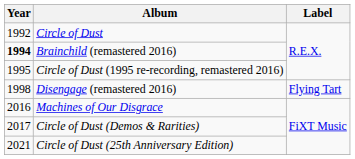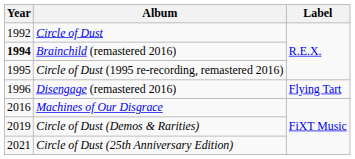(19, 88) 1998 -> (19, 88) 1996
(19, 126) 2017 -> (19, 126) 2019
